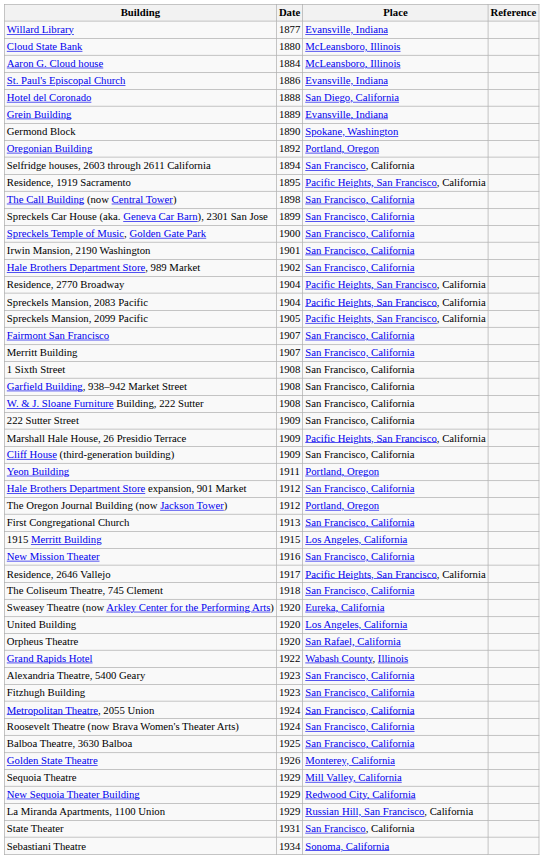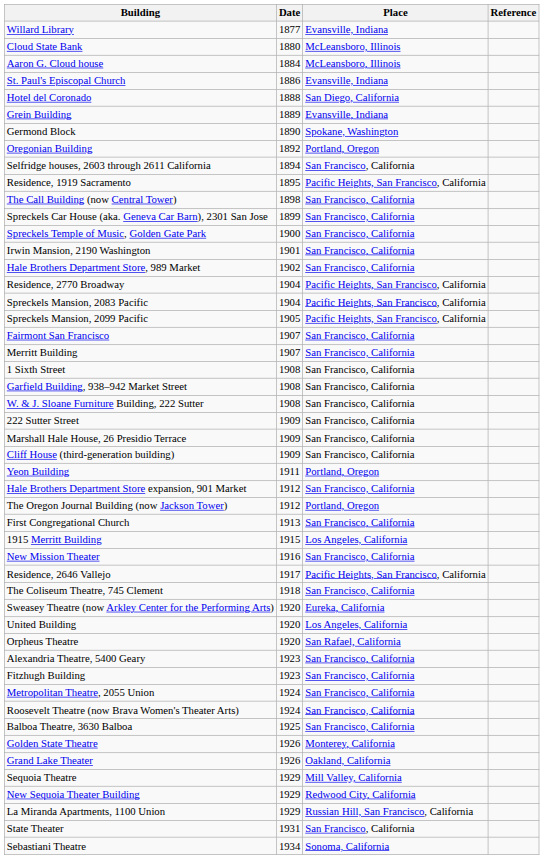(395, 438) Pacific Heights, San Francisco, California -> (360, 438) San Francisco, California
- row: (50, 659)
+ row: (50, 761)
